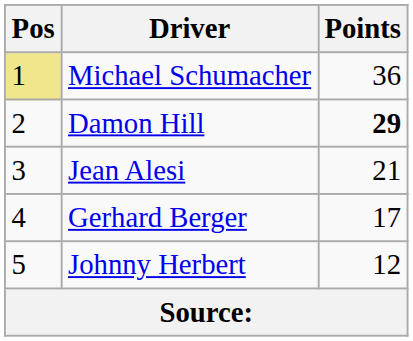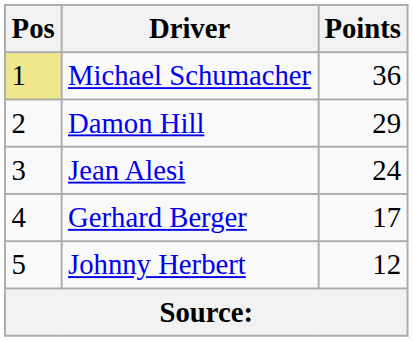(387, 123) bold -> (387, 123) normal
(387, 170) 21 -> (387, 170) 24
